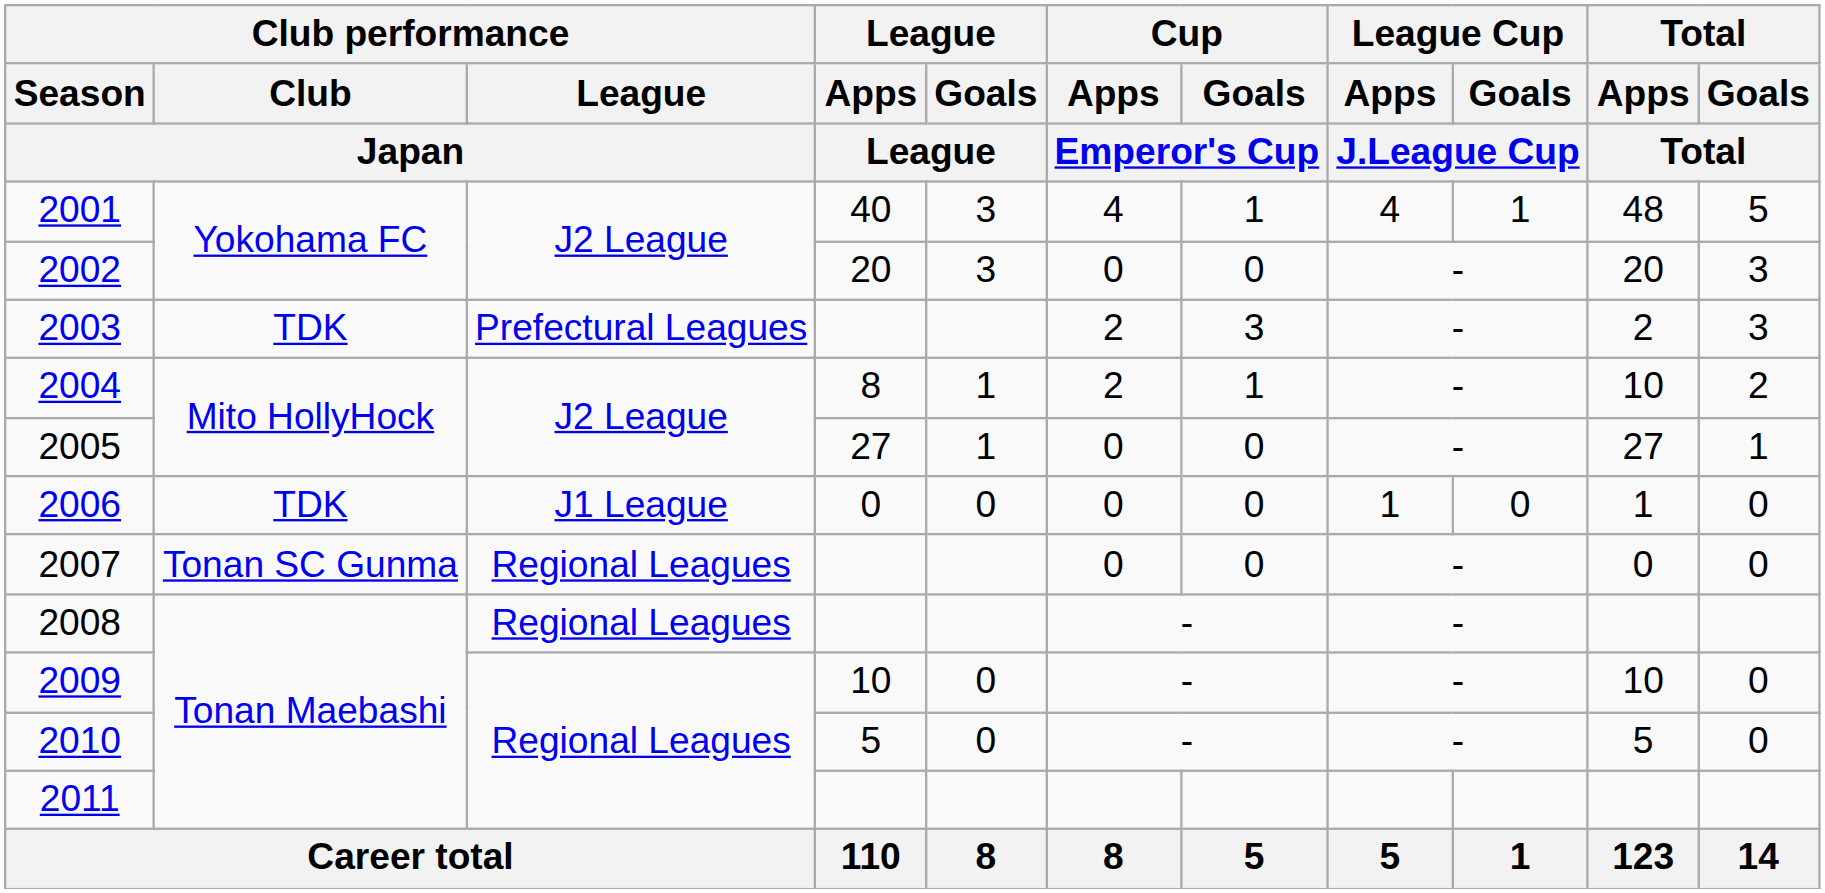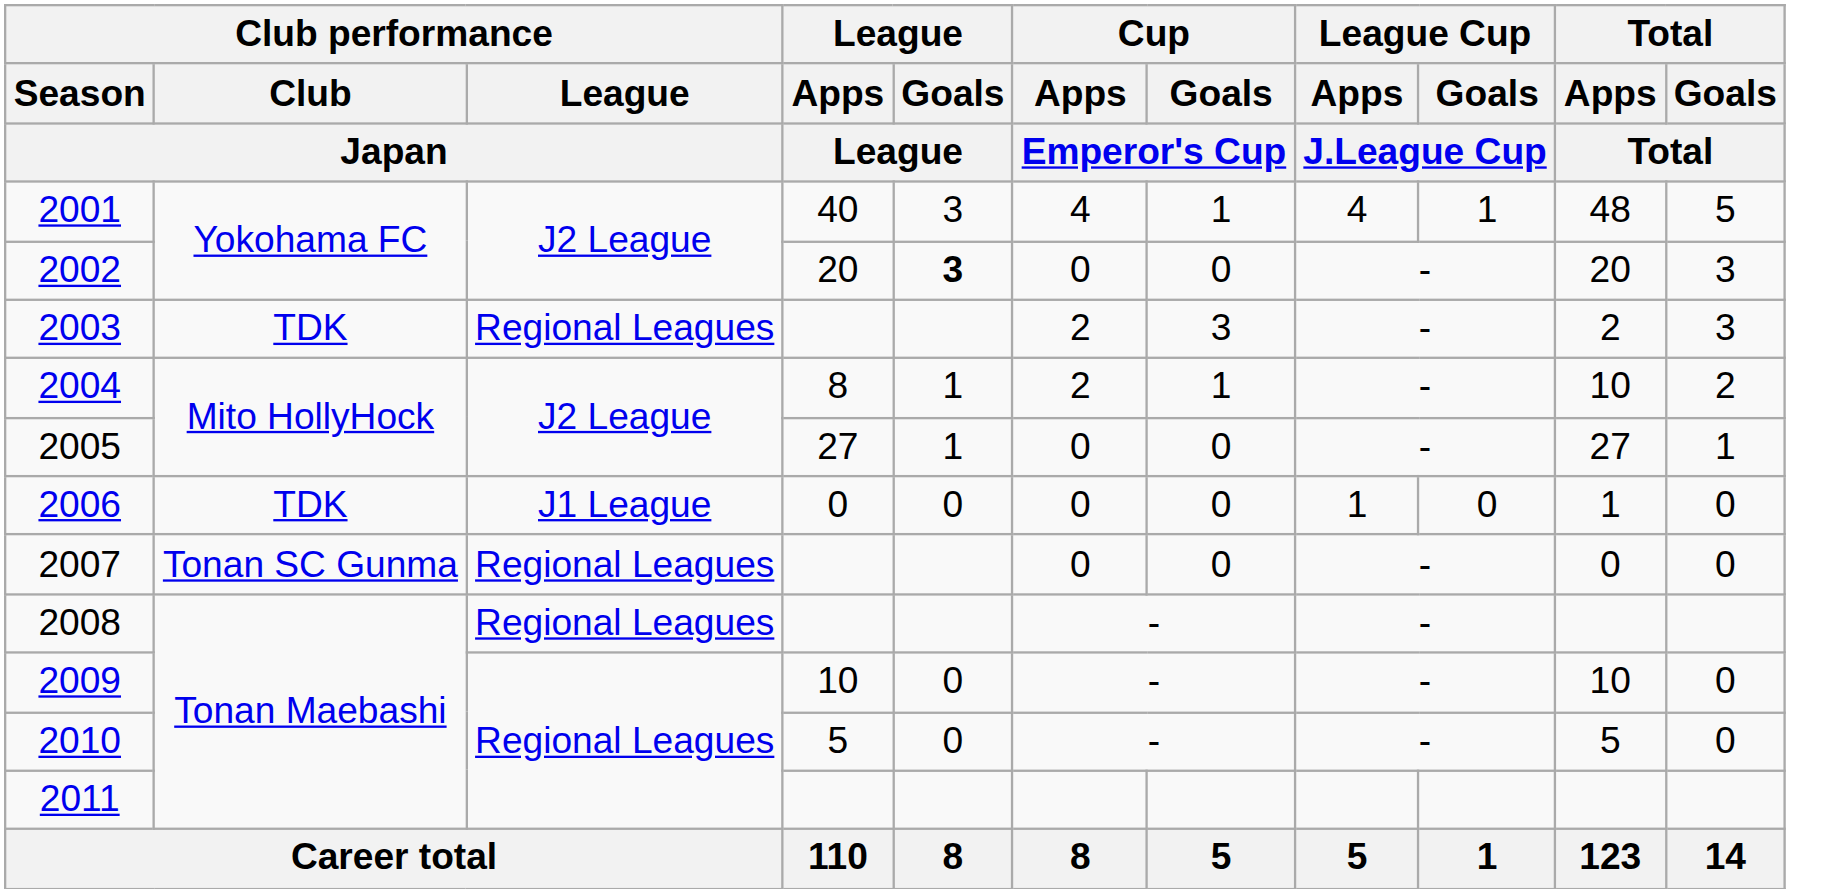(986, 269) normal -> (953, 269) bold
(641, 328) Prefectural Leagues -> (625, 328) Regional Leagues
